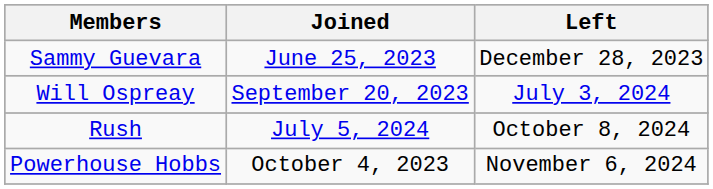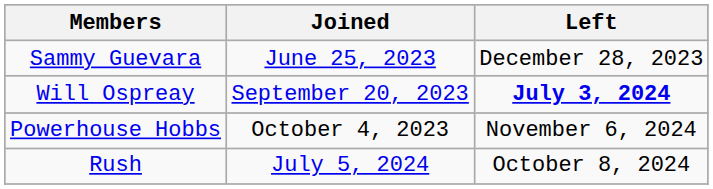(591, 94) normal -> (591, 94) bold
rows swapped: (116, 130) <-> (116, 166)
